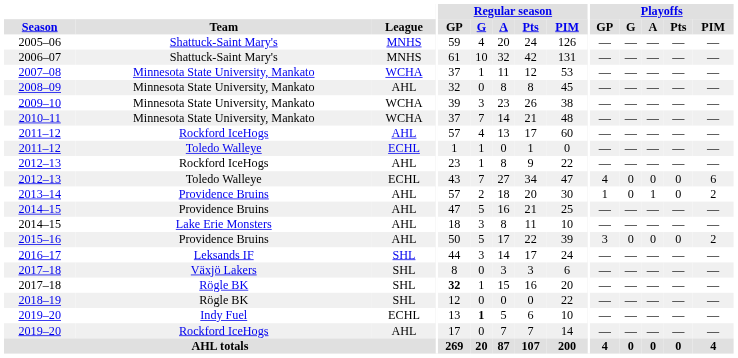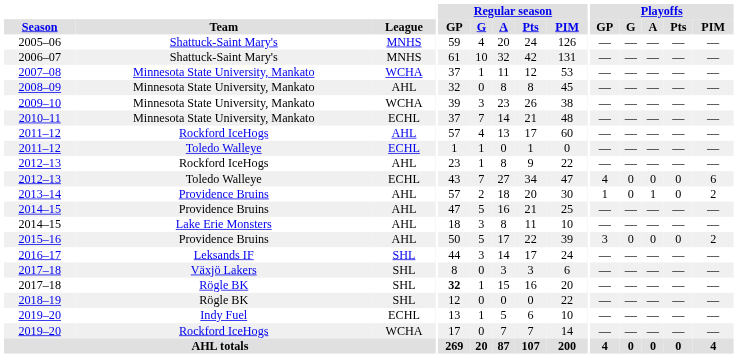(404, 118) WCHA -> (404, 118) ECHL
(481, 315) bold -> (481, 315) normal
(404, 330) AHL -> (404, 330) WCHA
